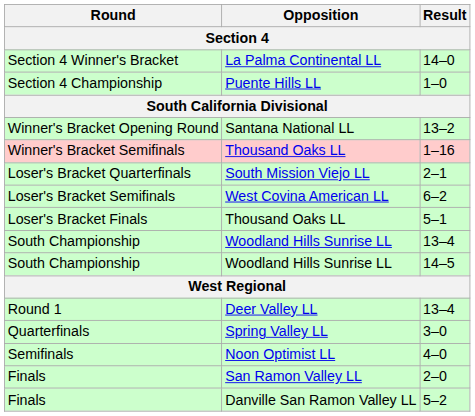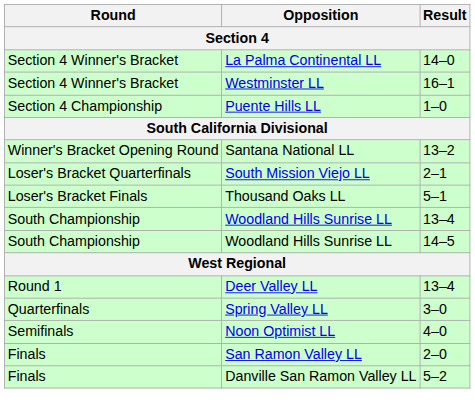+ row: (275, 83)
- row: (285, 151)
- row: (307, 196)
